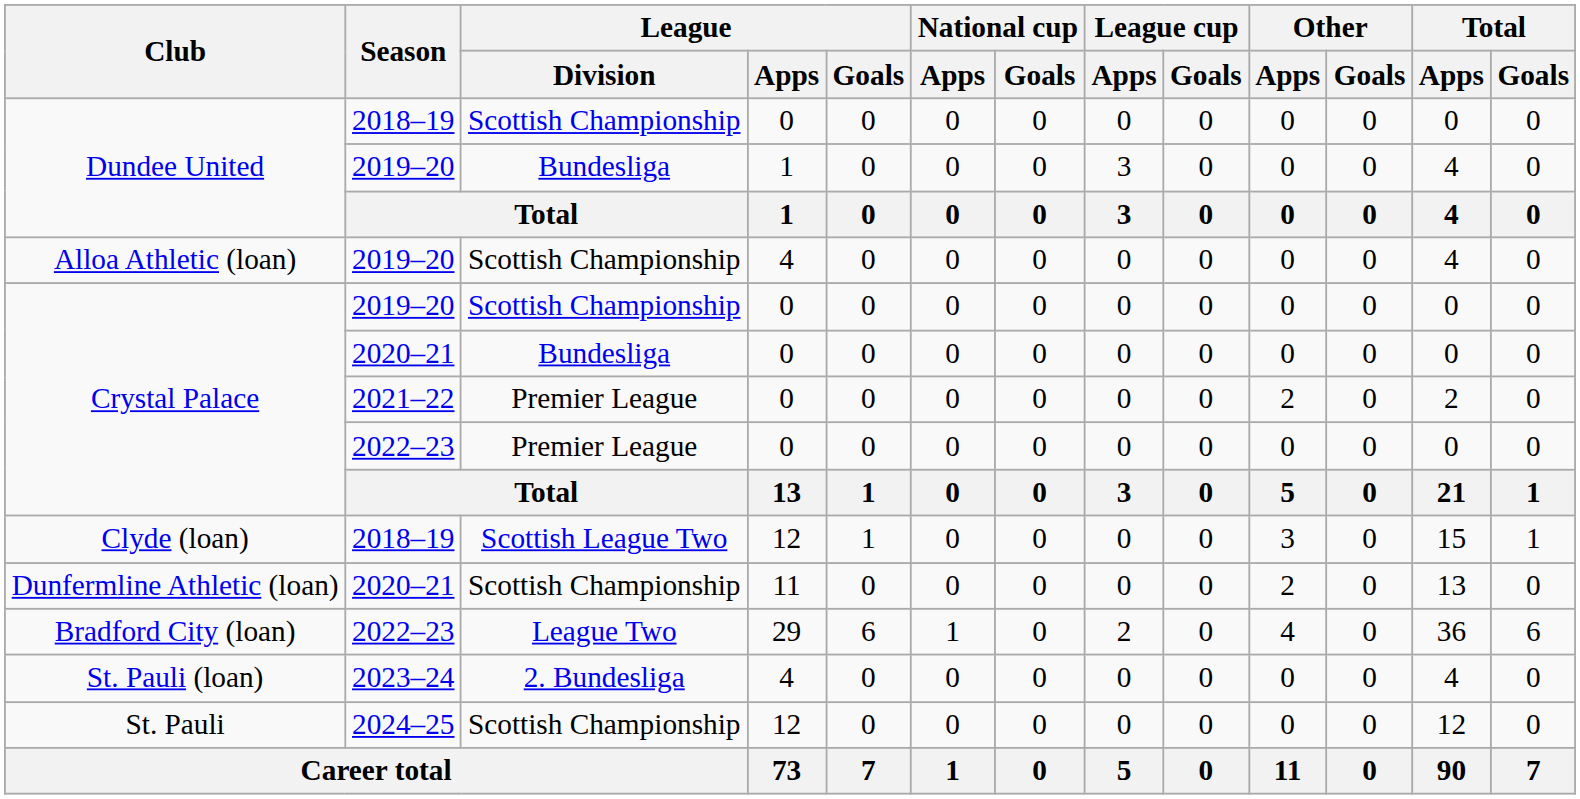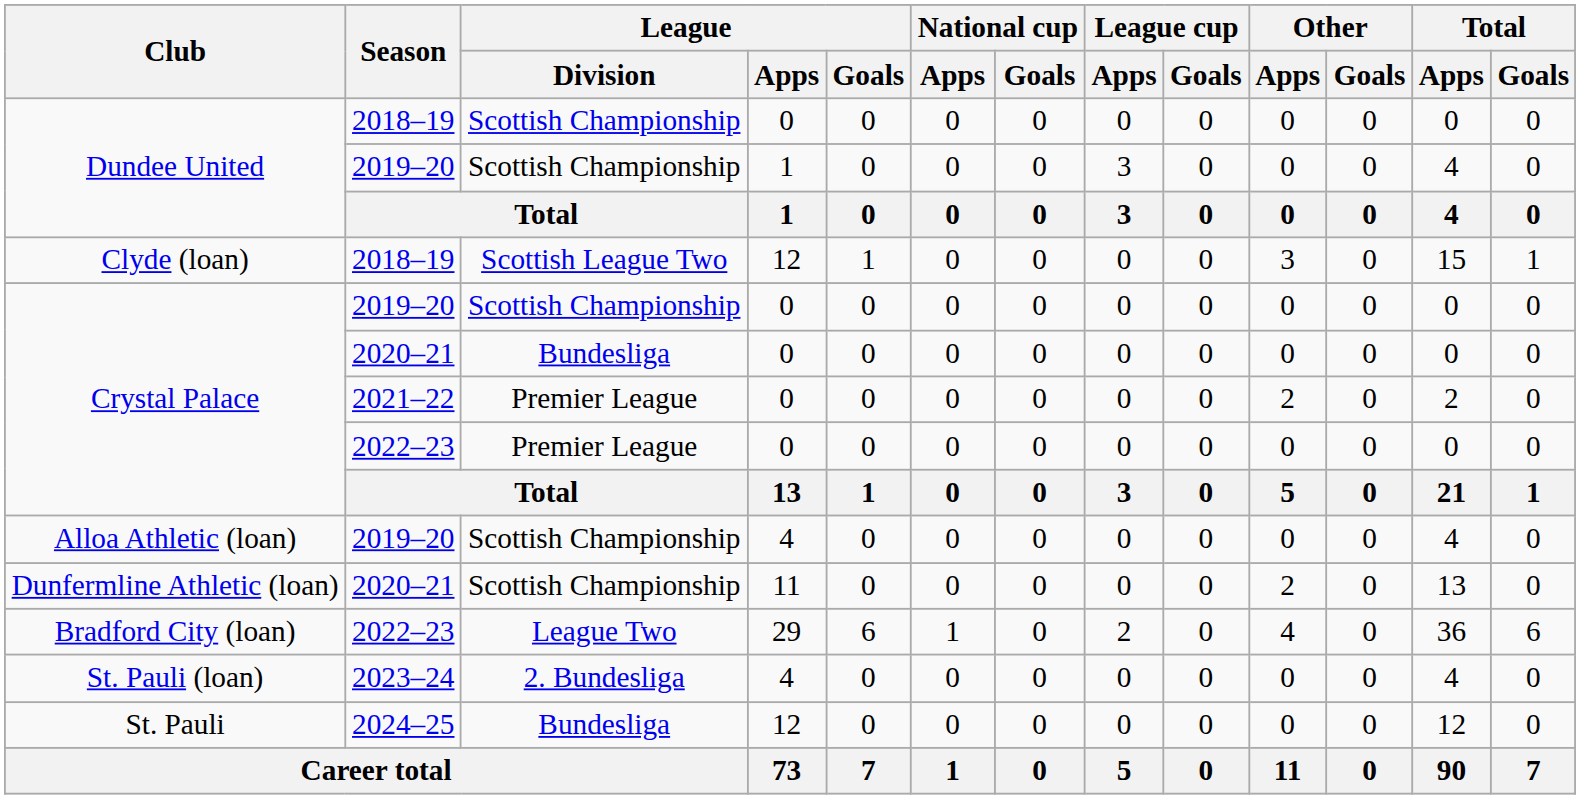(604, 167) Bundesliga -> (604, 167) Scottish Championship
rows swapped: (175, 538) <-> (175, 259)
(604, 724) Scottish Championship -> (604, 724) Bundesliga
